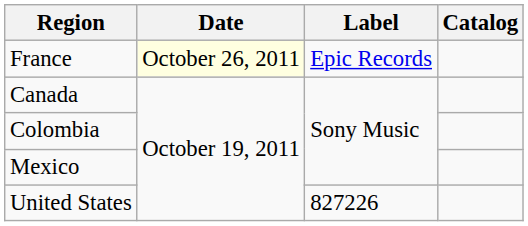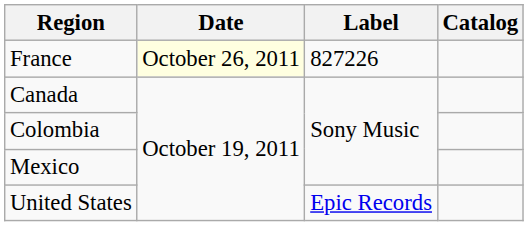(371, 58) Epic Records -> (344, 58) 827226
(344, 202) 827226 -> (371, 202) Epic Records
